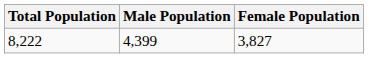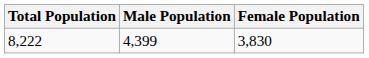(255, 40) 3,827 -> (255, 40) 3,830
